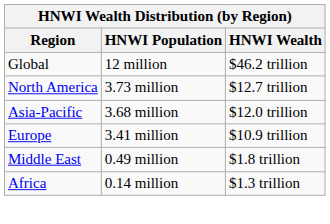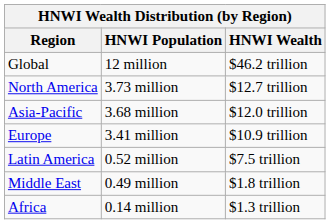+ row: (51, 159)
